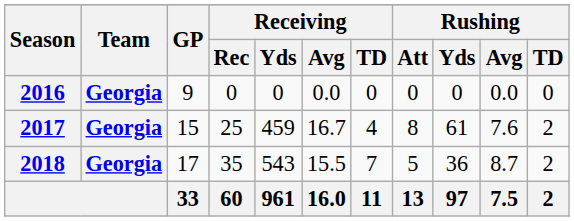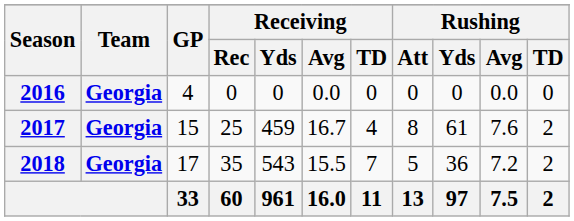(188, 92) 9 -> (188, 92) 4
(504, 163) 8.7 -> (504, 163) 7.2
